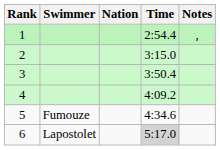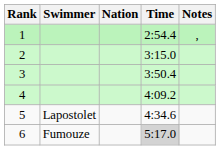(66, 114) Fumouze -> (69, 114) Lapostolet
(69, 134) Lapostolet -> (66, 134) Fumouze
